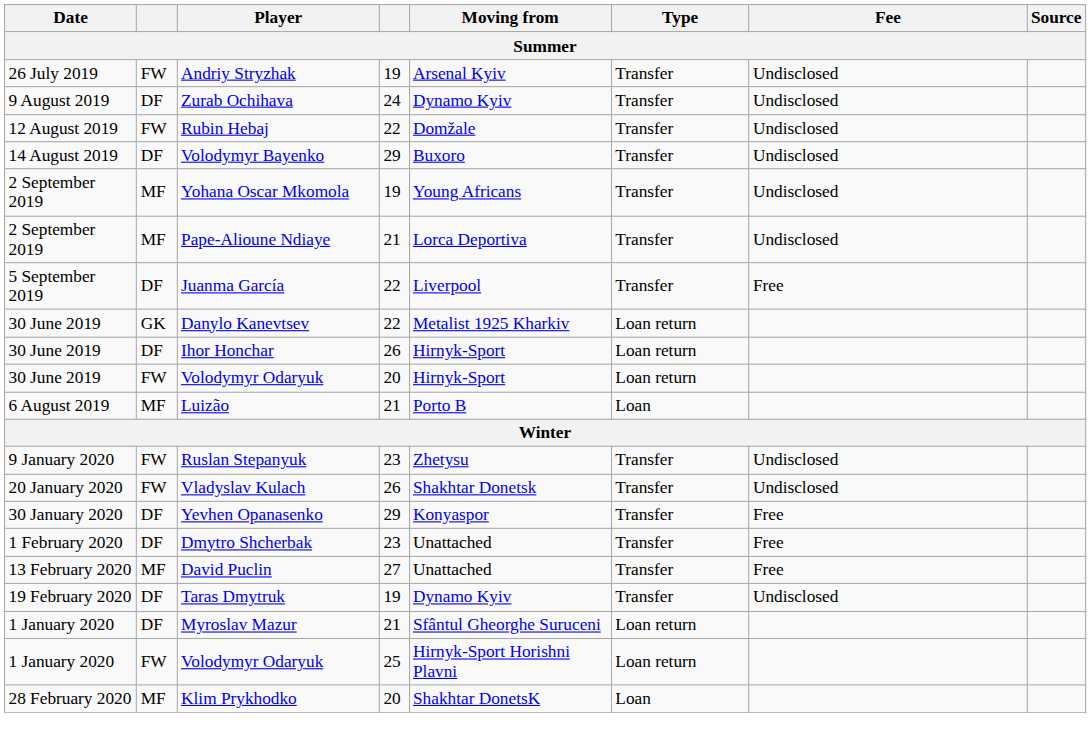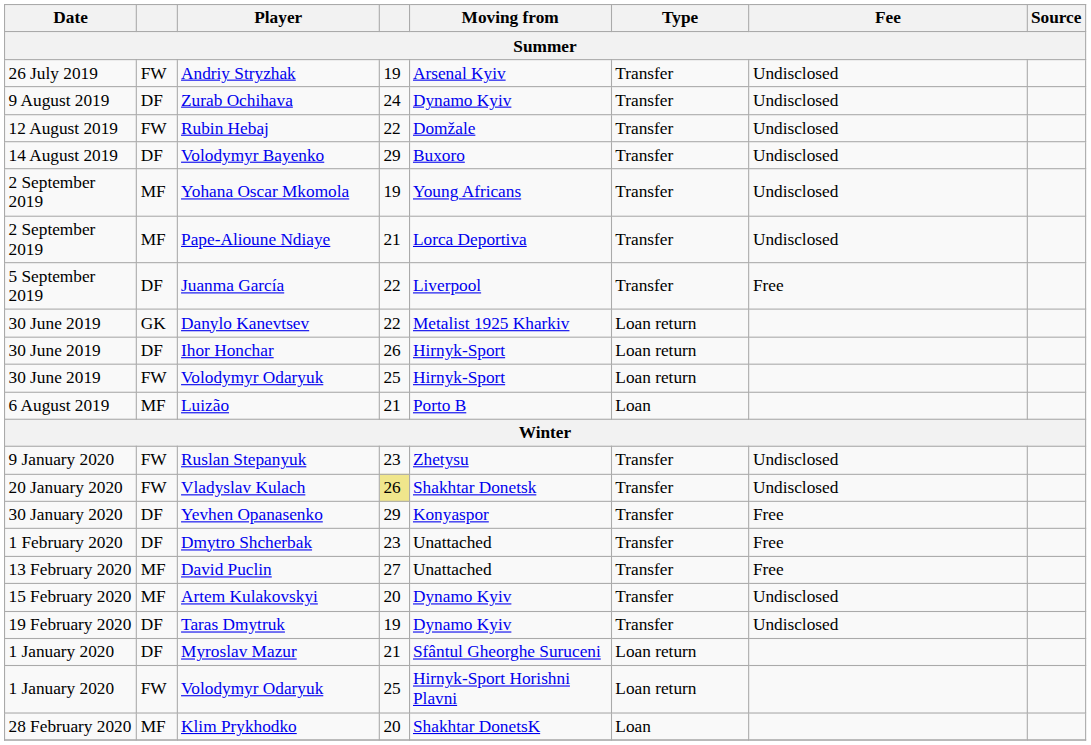(392, 377) 20 -> (392, 377) 25
(392, 487) no background -> (392, 487) khaki background
+ row: (70, 597)
